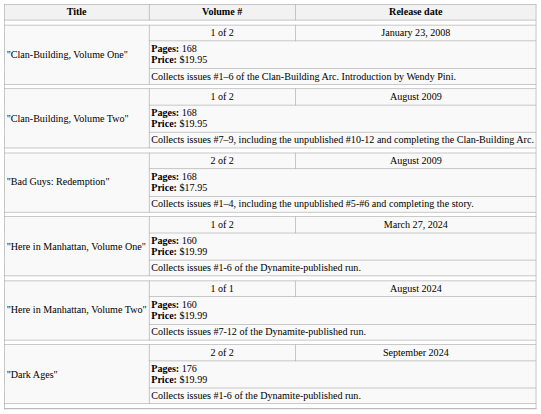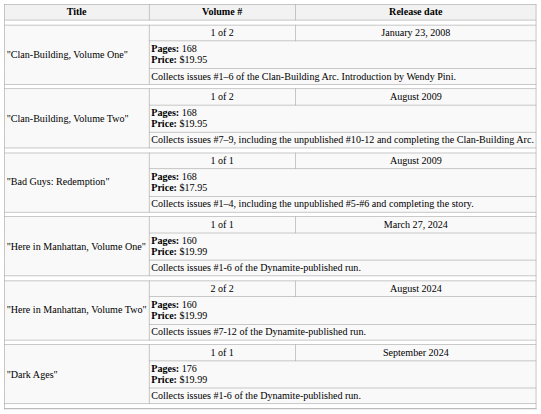(222, 161) 2 of 2 -> (222, 161) 1 of 1
(222, 224) 1 of 2 -> (222, 224) 1 of 1
(222, 288) 1 of 1 -> (222, 288) 2 of 2
(222, 352) 2 of 2 -> (222, 352) 1 of 1
